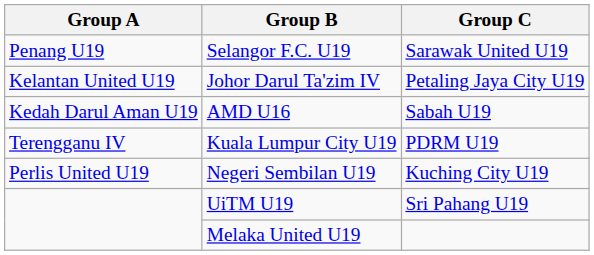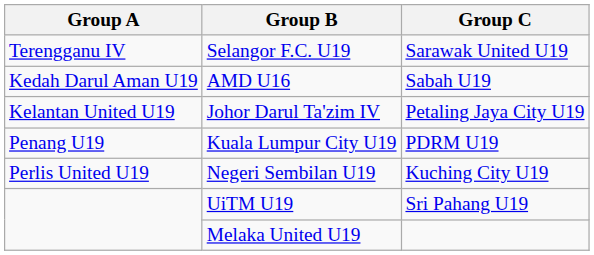(57, 50) Penang U19 -> (67, 50) Terengganu IV
rows swapped: (293, 81) <-> (248, 111)
(67, 142) Terengganu IV -> (57, 142) Penang U19
